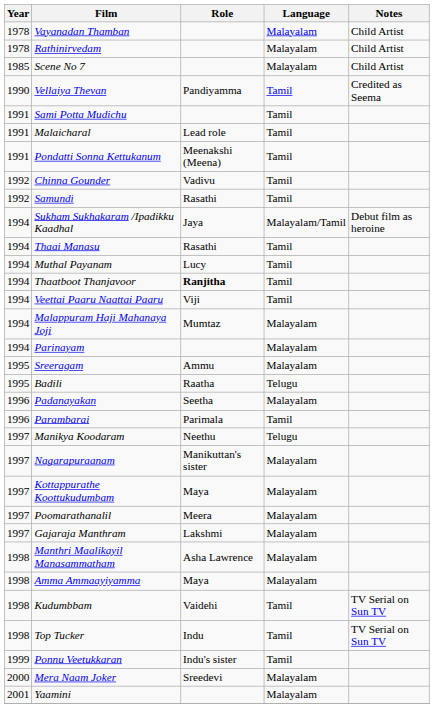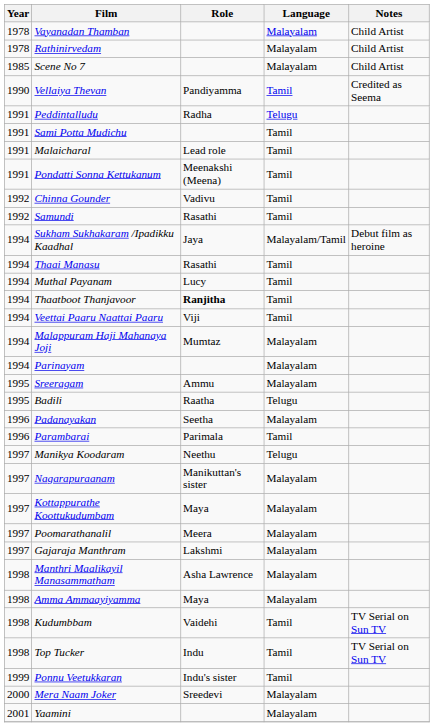+ row: (66, 114)
